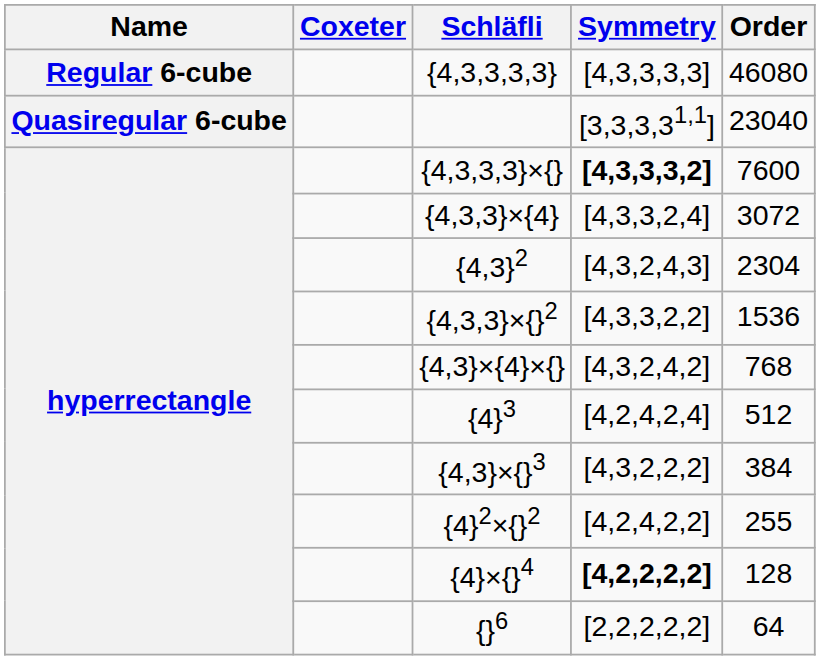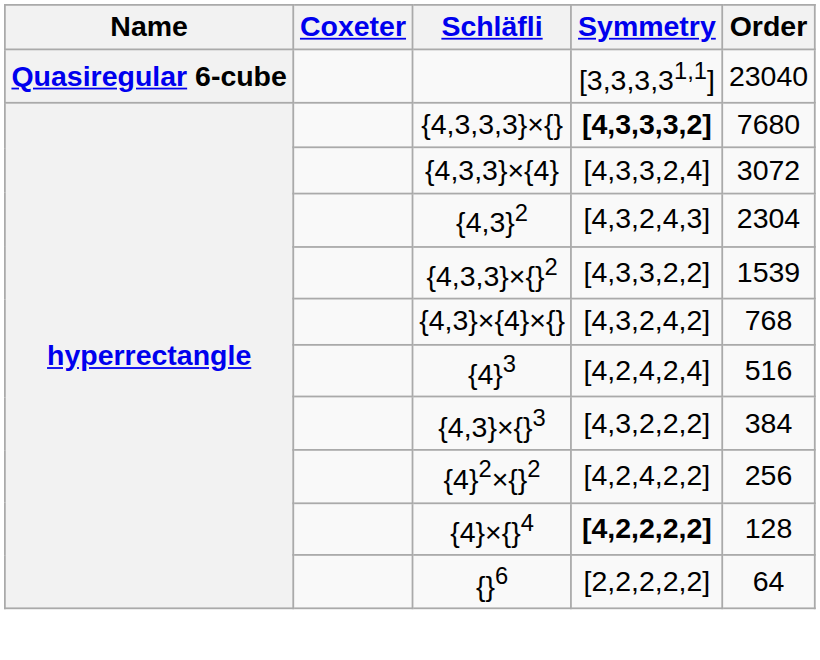- row: (492, 72)
(769, 170) 7600 -> (769, 125) 7680
(769, 317) 1536 -> (769, 272) 1539
(768, 415) 512 -> (768, 370) 516
(768, 521) 255 -> (768, 475) 256
